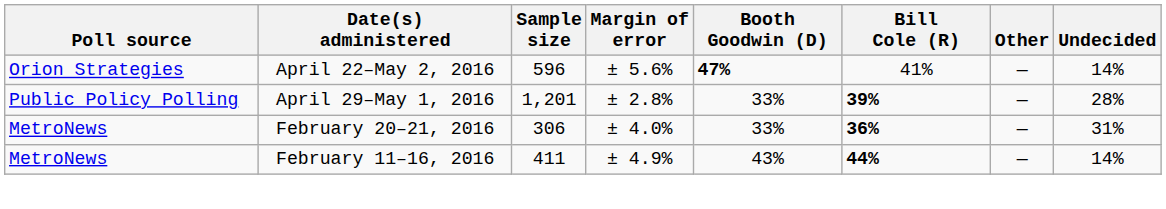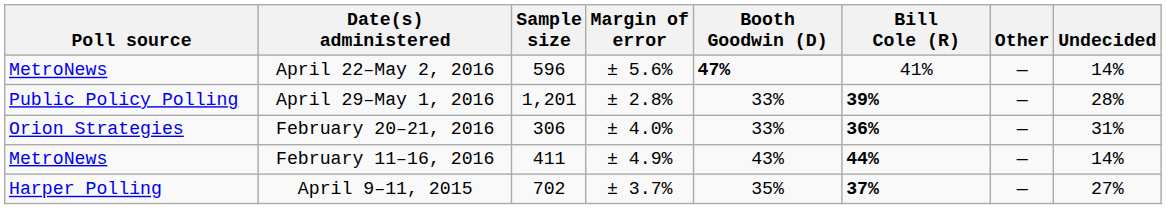(96, 70) Orion Strategies -> (58, 70) MetroNews
(58, 130) MetroNews -> (96, 130) Orion Strategies
+ row: (385, 189)
